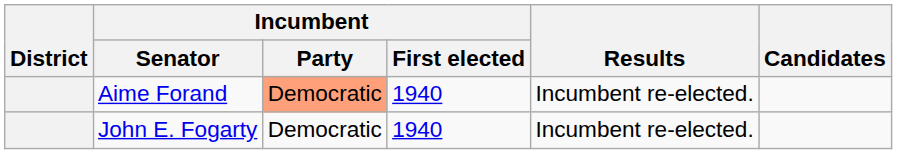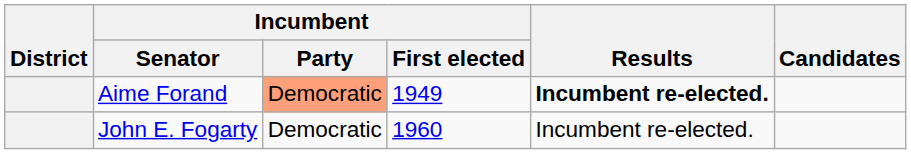(417, 93) 1940 -> (417, 93) 1949
(645, 93) normal -> (652, 93) bold
(417, 129) 1940 -> (417, 129) 1960
